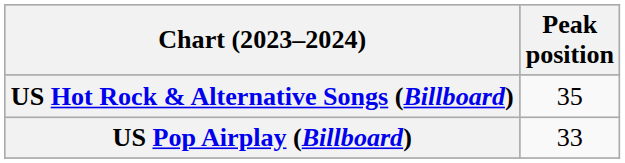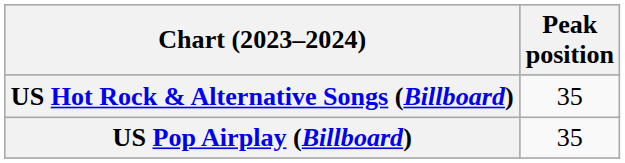(570, 137) 33 -> (570, 137) 35
